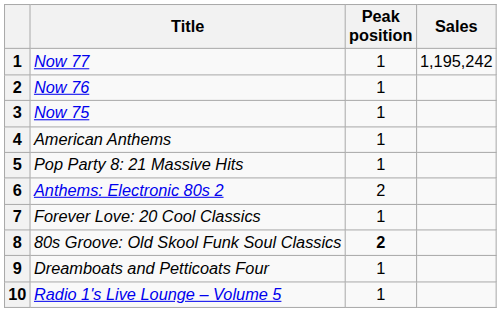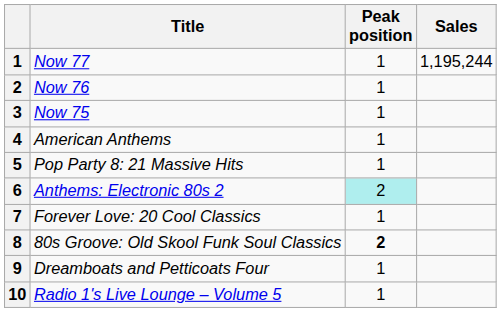(456, 61) 1,195,242 -> (456, 61) 1,195,244
(381, 191) no background -> (381, 191) paleturquoise background
